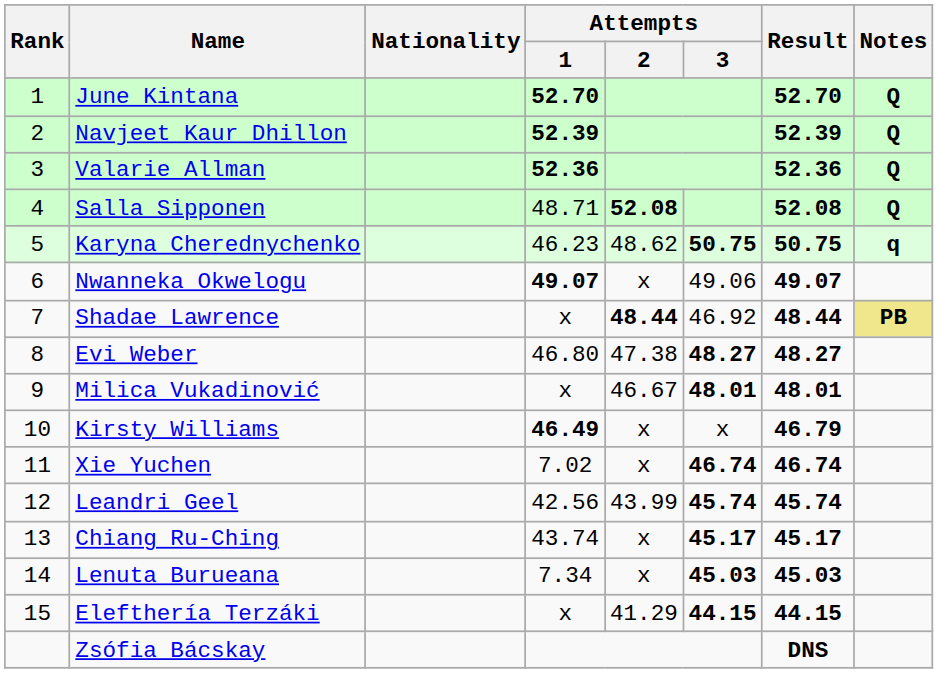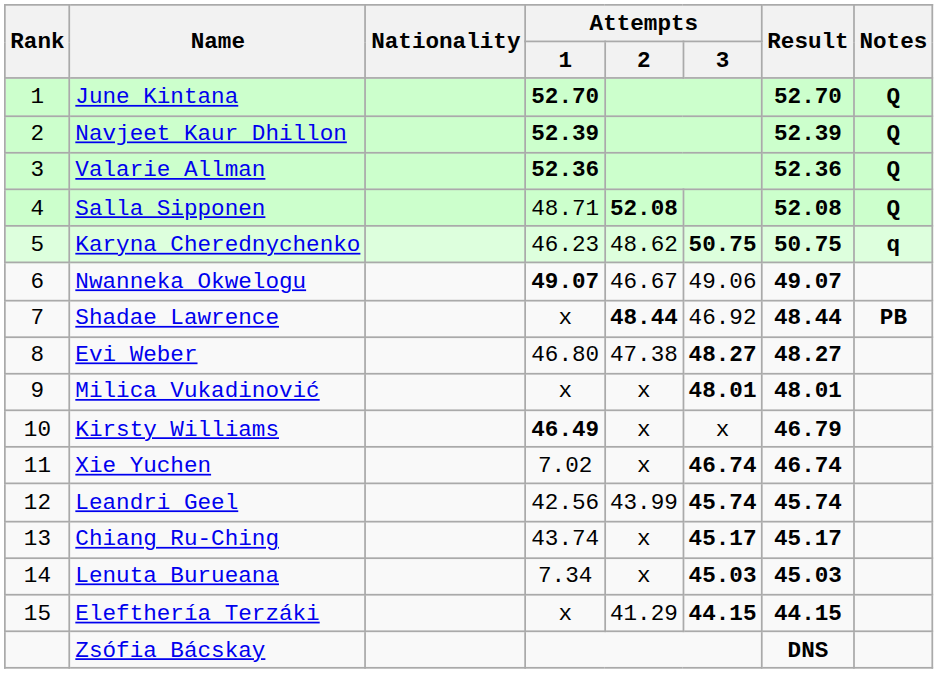(644, 281) x -> (644, 281) 46.67
(893, 318) khaki background -> (893, 318) no background
(644, 392) 46.67 -> (644, 392) x
